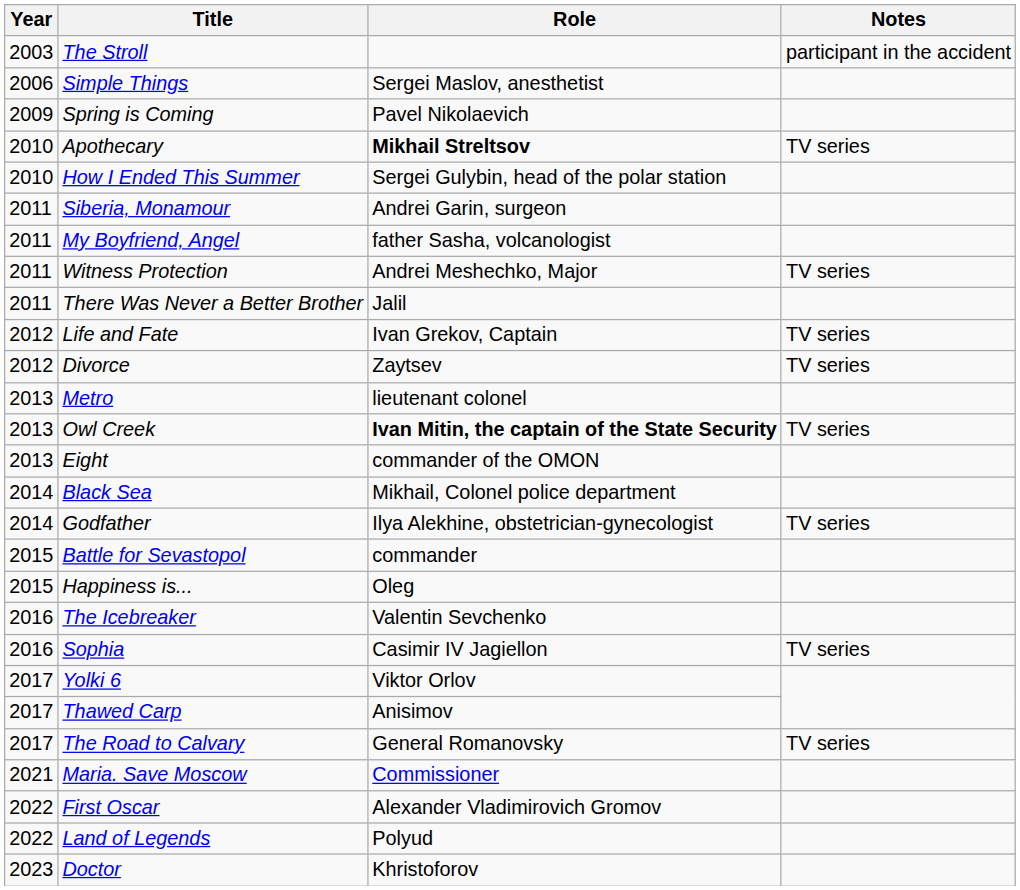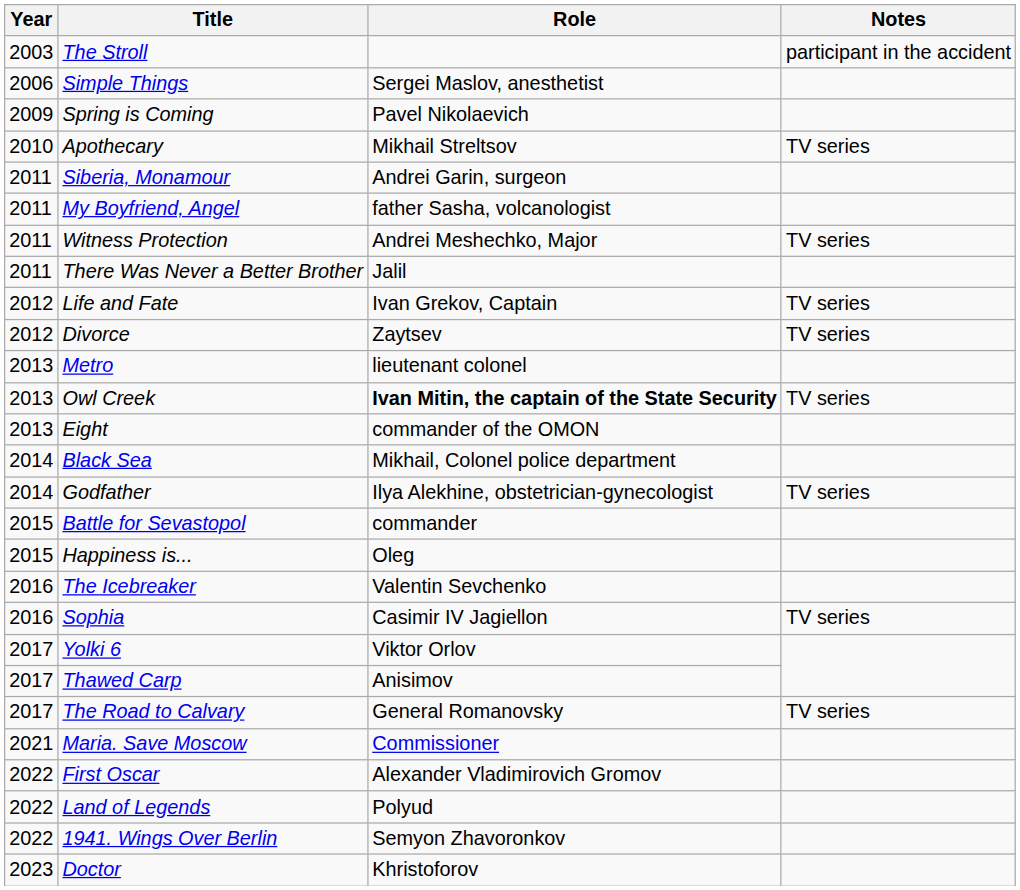(451, 146) bold -> (445, 146) normal
- row: (181, 177)
+ row: (170, 838)
